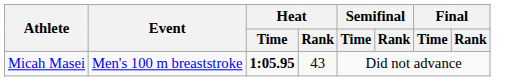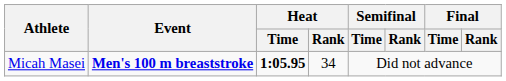(167, 64) normal -> (173, 64) bold
(318, 64) 43 -> (328, 64) 34
